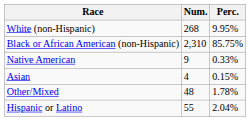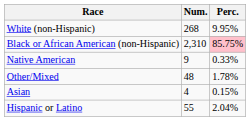(228, 44) no background -> (228, 44) pink background
rows swapped: (18, 76) <-> (33, 92)
